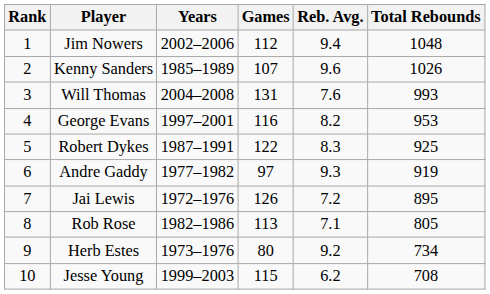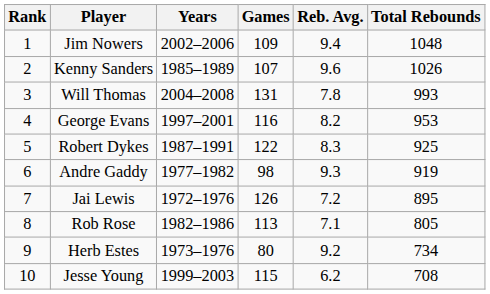(266, 43) 112 -> (266, 43) 109
(330, 95) 7.6 -> (330, 95) 7.8
(266, 172) 97 -> (266, 172) 98
